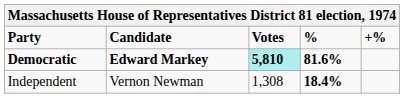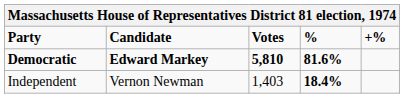(268, 59) paleturquoise background -> (268, 59) no background
(268, 81) 1,308 -> (268, 81) 1,403
